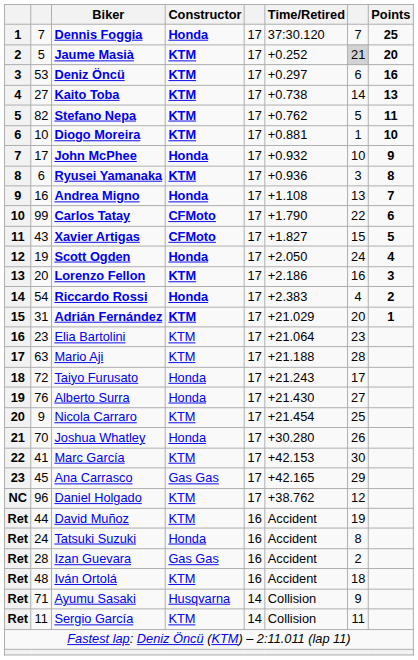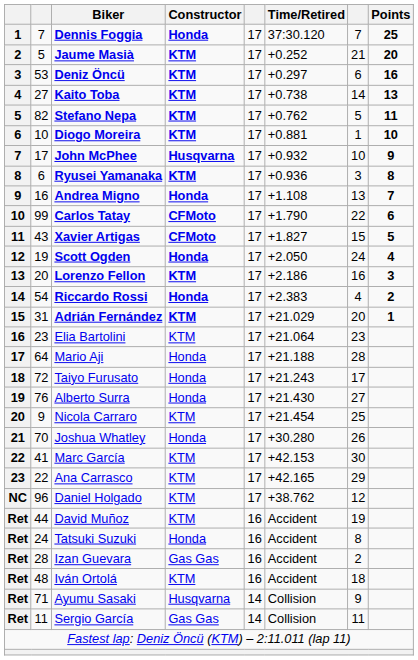(358, 54) lightgrey background -> (358, 54) no background
(188, 155) Honda -> (201, 155) Husqvarna
(41, 357) 63 -> (41, 357) 64
(182, 357) KTM -> (187, 357) Honda
(41, 478) 45 -> (41, 478) 22
(194, 478) Gas Gas -> (182, 478) KTM
(182, 619) KTM -> (194, 619) Gas Gas
